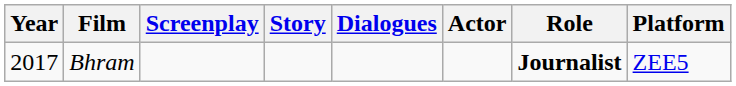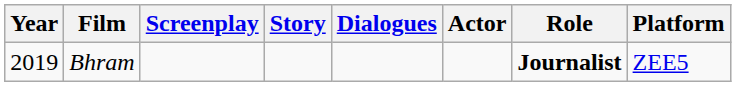(34, 61) 2017 -> (34, 61) 2019
